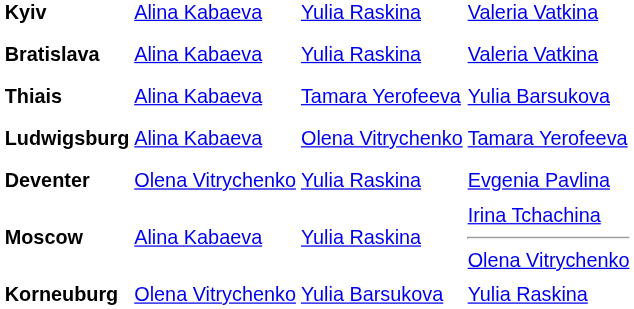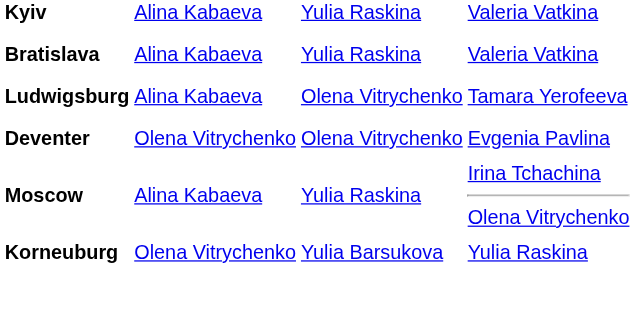- row: (33, 96)
(361, 180) Yulia Raskina -> (382, 138) Olena Vitrychenko
